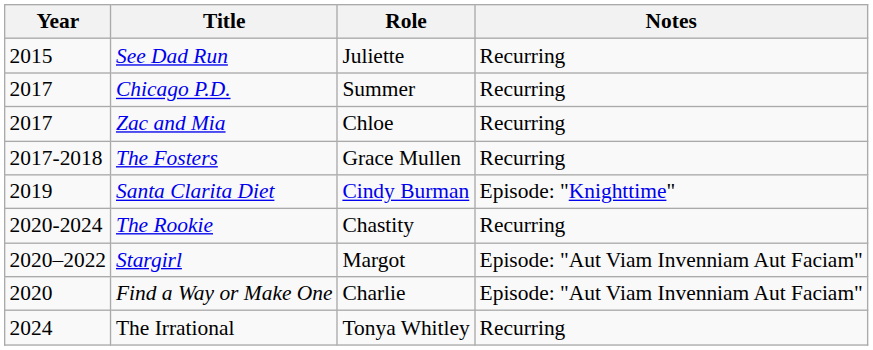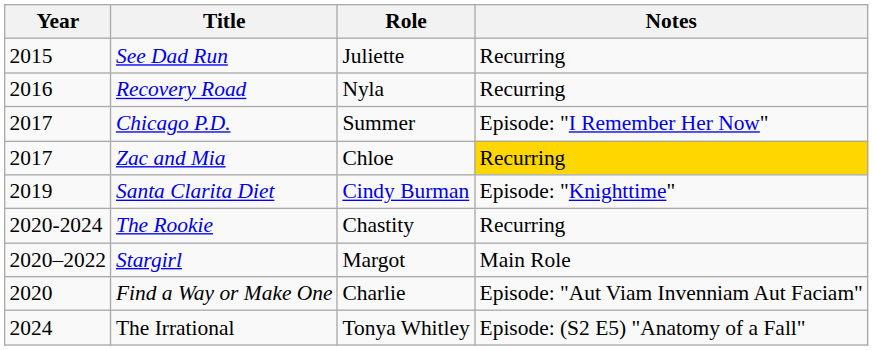+ row: (181, 89)
(522, 89) Recurring -> (624, 123) Episode: "I Remember Her Now"
(522, 123) no background -> (522, 157) gold background
- row: (167, 157)
(671, 259) Episode: "Aut Viam Invenniam Aut Faciam" -> (525, 259) Main Role
(522, 327) Recurring -> (643, 327) Episode: (S2 E5) "Anatomy of a Fall"
